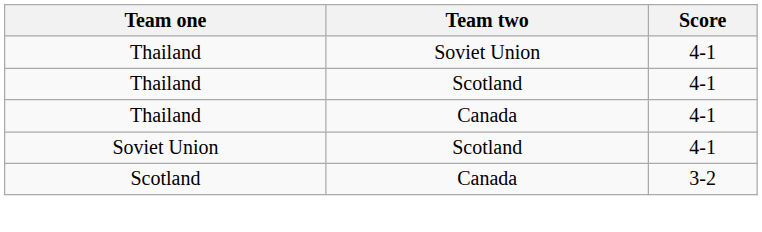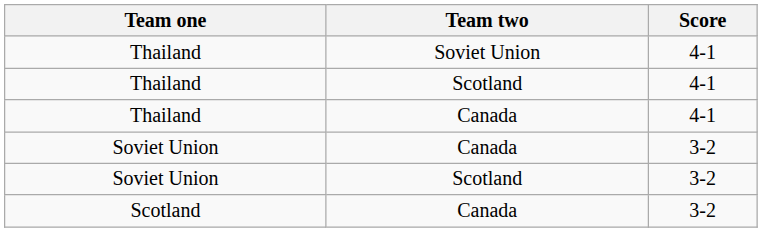+ row: (165, 147)
(703, 147) 4-1 -> (703, 178) 3-2
